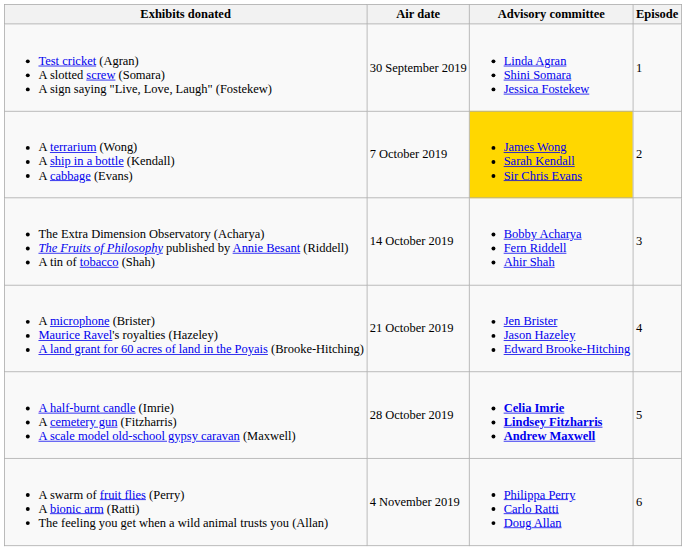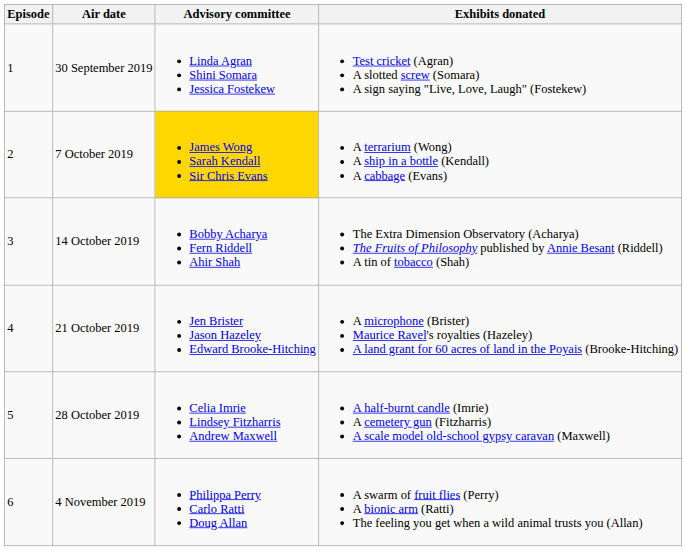columns swapped: (657, 14) <-> (186, 14)
(551, 422) bold -> (237, 422) normal
